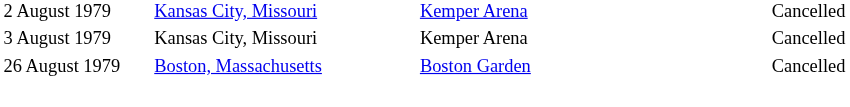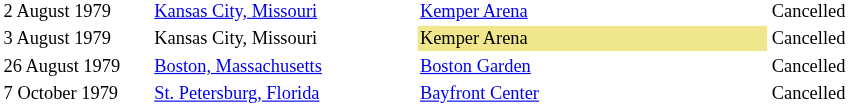(474, 38) no background -> (474, 38) khaki background
+ row: (61, 93)
